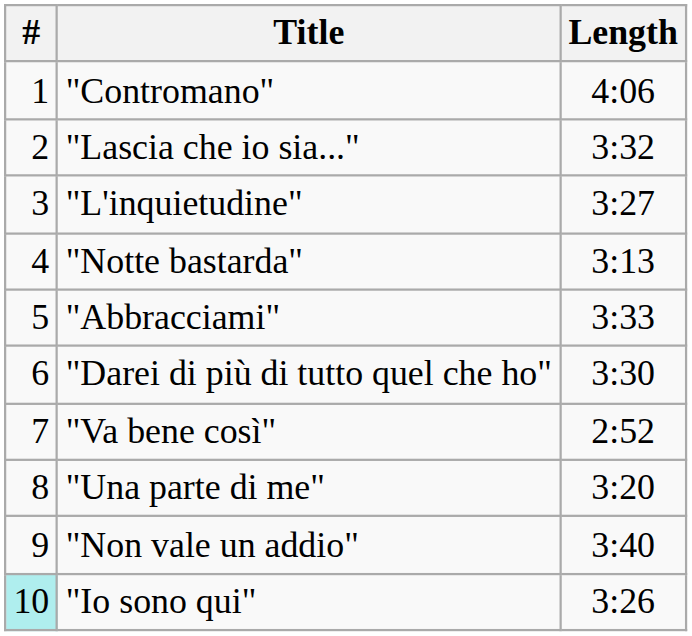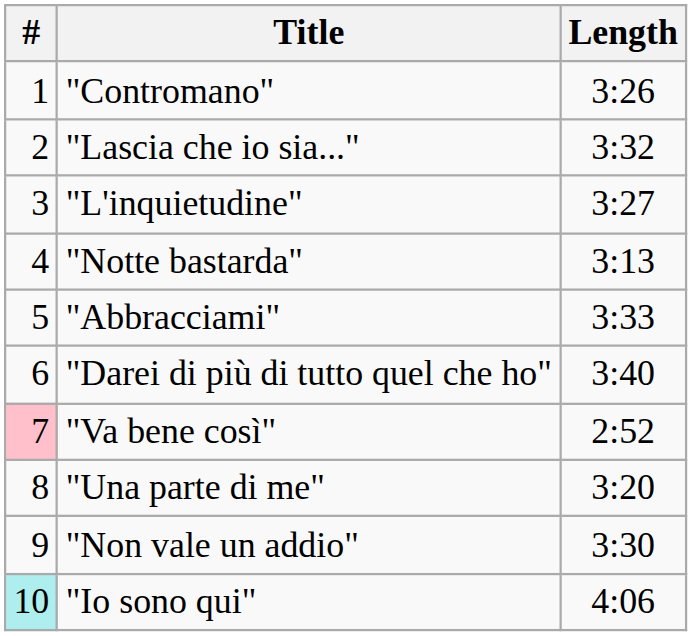(623, 89) 4:06 -> (623, 89) 3:26
(623, 373) 3:30 -> (623, 373) 3:40
(40, 430) no background -> (40, 430) pink background
(623, 544) 3:40 -> (623, 544) 3:30
(623, 601) 3:26 -> (623, 601) 4:06
